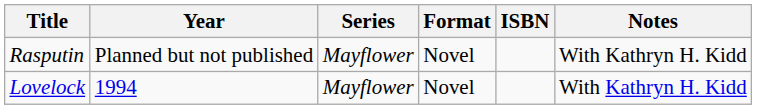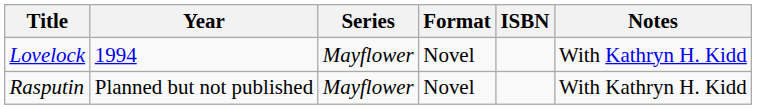rows swapped: (47, 87) <-> (47, 54)
